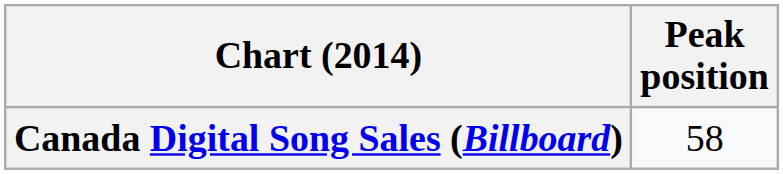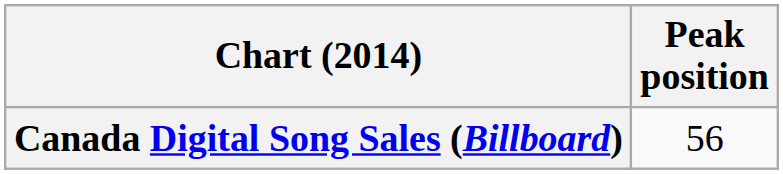(705, 137) 58 -> (705, 137) 56
